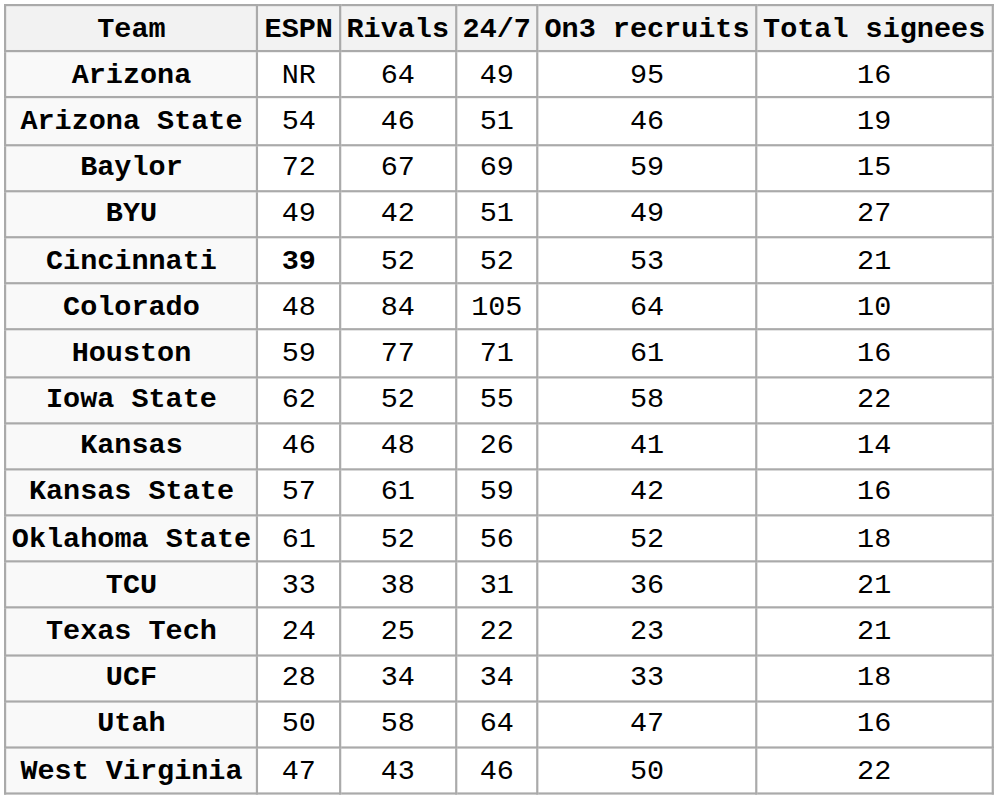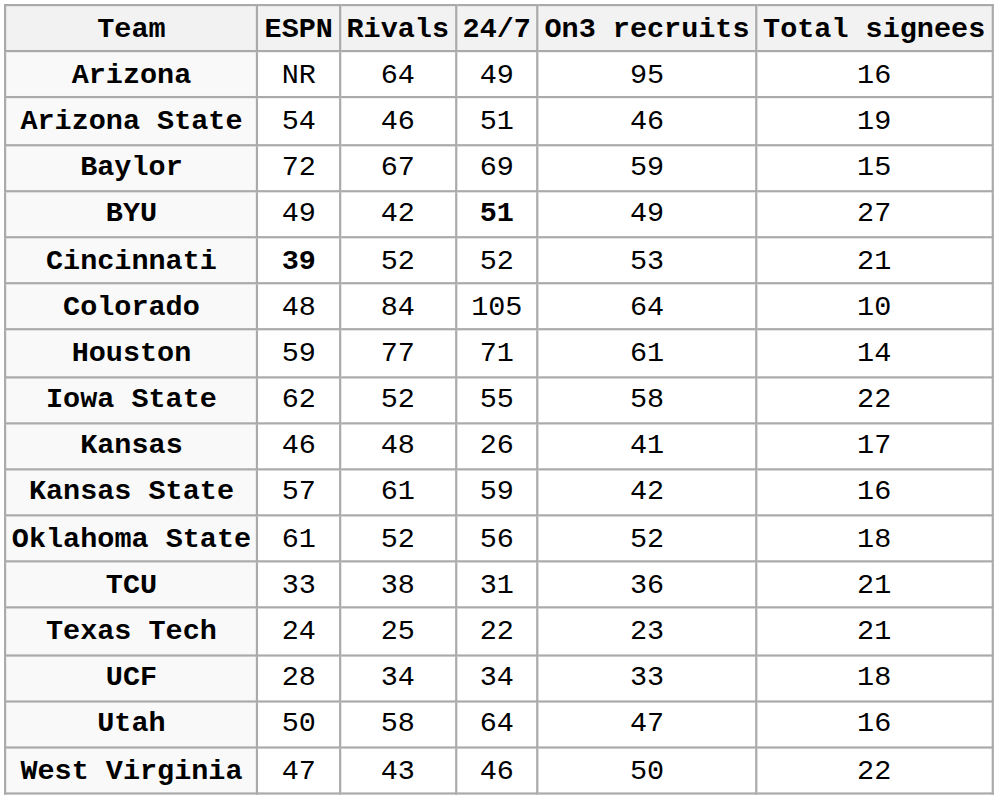(497, 214) normal -> (497, 214) bold
(874, 353) 16 -> (874, 353) 14
(874, 446) 14 -> (874, 446) 17
